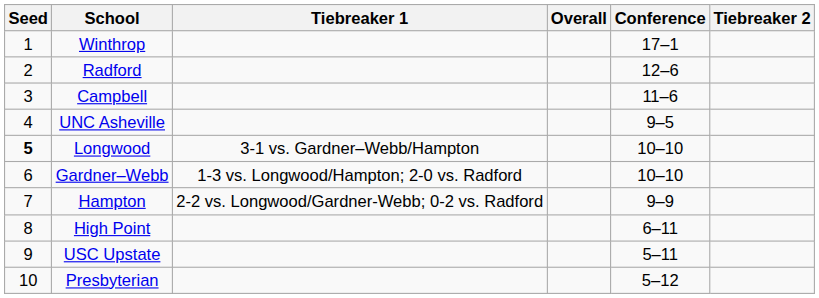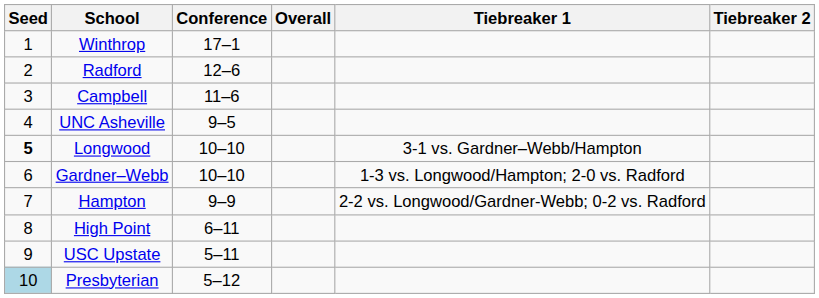columns swapped: (660, 18) <-> (360, 18)
(28, 280) no background -> (28, 280) lightblue background
